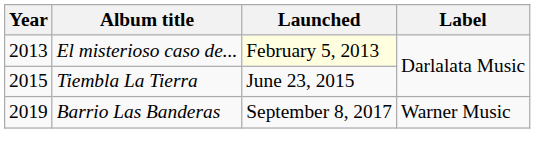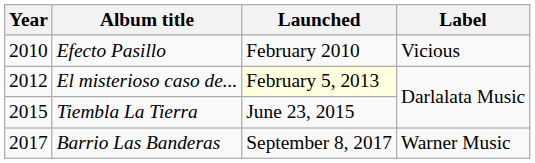+ row: (111, 50)
(28, 50) 2013 -> (28, 81) 2012
(28, 111) 2019 -> (28, 142) 2017
